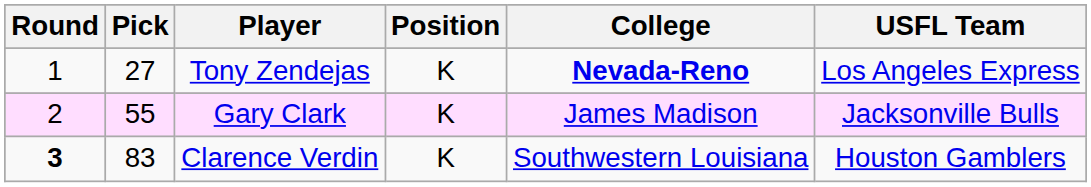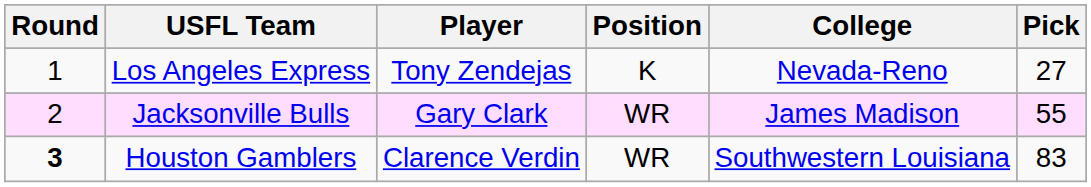columns swapped: (140, 26) <-> (950, 26)
(661, 70) bold -> (862, 70) normal
(446, 114) K -> (647, 114) WR
(446, 158) K -> (647, 158) WR
